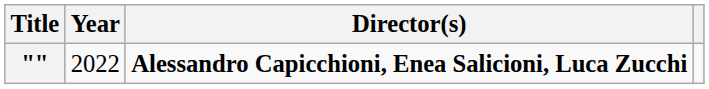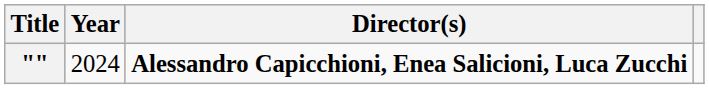(95, 63) 2022 -> (95, 63) 2024
